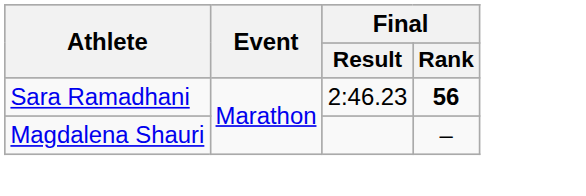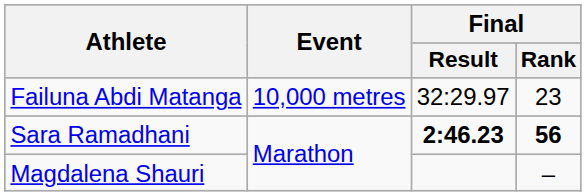+ row: (126, 98)
(368, 98) normal -> (463, 135) bold
